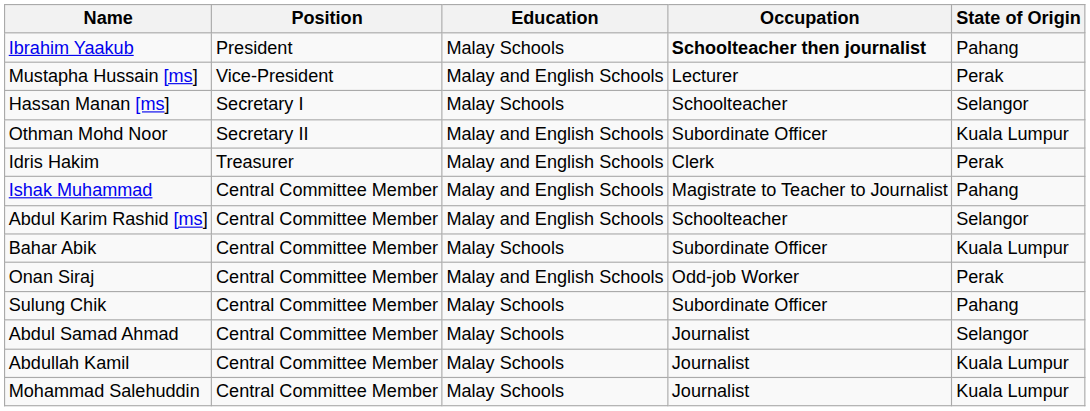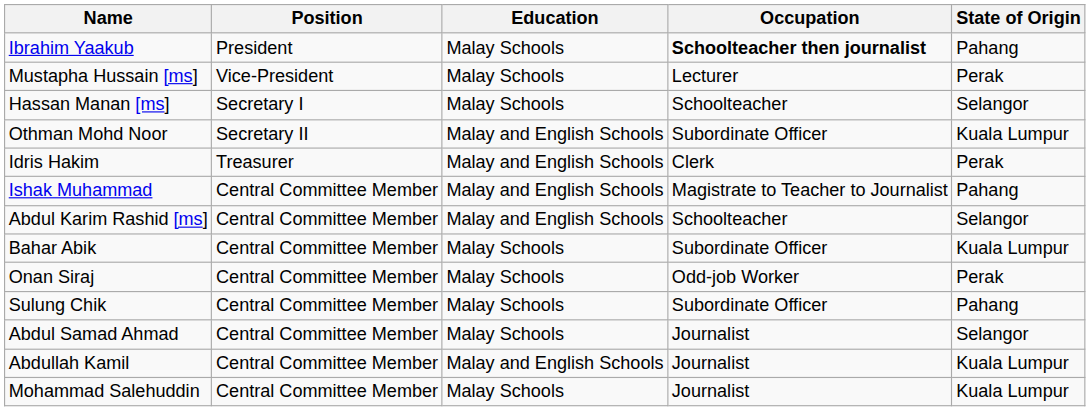(555, 76) Malay and English Schools -> (505, 76) Malay Schools
(555, 276) Malay and English Schools -> (505, 276) Malay Schools
(505, 362) Malay Schools -> (555, 362) Malay and English Schools
